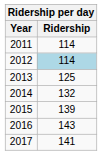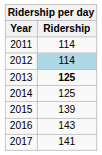(67, 77) normal -> (67, 77) bold
(67, 93) 132 -> (67, 93) 125
